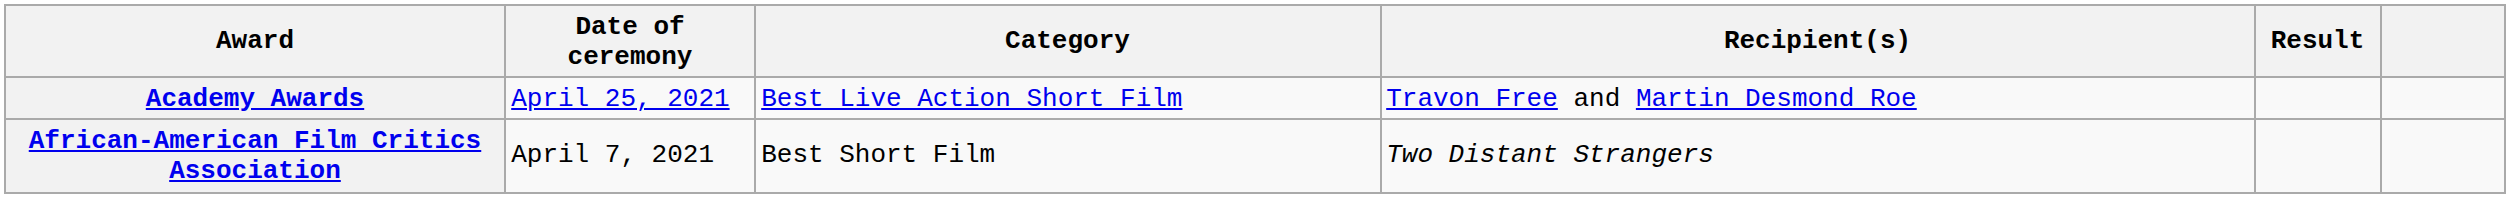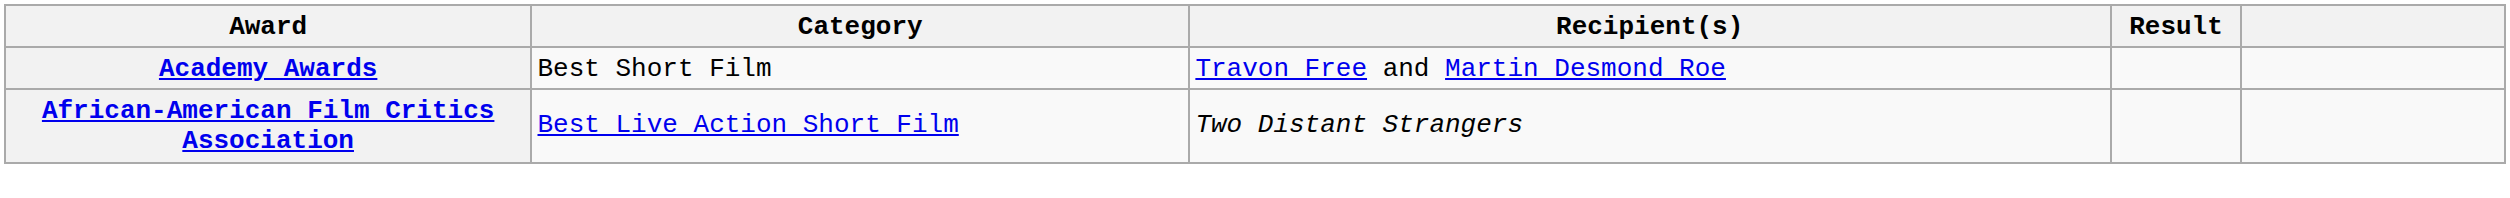- column: (630, 41)
(972, 99) Best Live Action Short Film -> (655, 69) Best Short Film
(878, 156) Best Short Film -> (748, 126) Best Live Action Short Film
